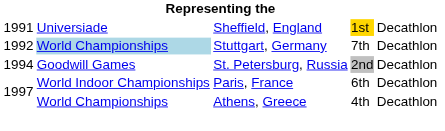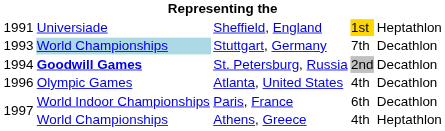(407, 27) Decathlon -> (409, 27) Heptathlon
(18, 46) 1992 -> (18, 46) 1993
(86, 64) normal -> (89, 64) bold
+ row: (278, 83)
(407, 101) Decathlon -> (409, 120) Heptathlon
